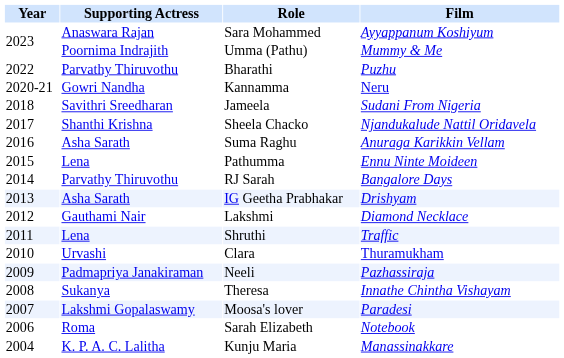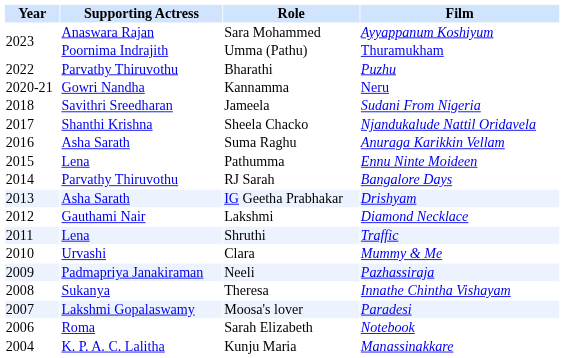(402, 50) Mummy & Me -> (402, 50) Thuramukham
(402, 253) Thuramukham -> (402, 253) Mummy & Me
